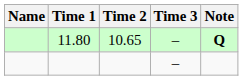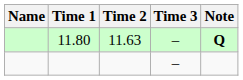(125, 39) 10.65 -> (125, 39) 11.63
